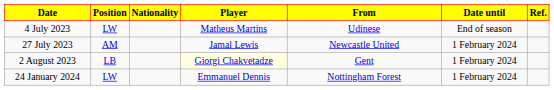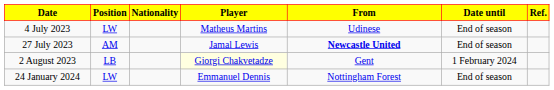(364, 45) normal -> (364, 45) bold
(484, 45) 1 February 2024 -> (484, 45) End of season
(484, 77) 1 February 2024 -> (484, 77) End of season
